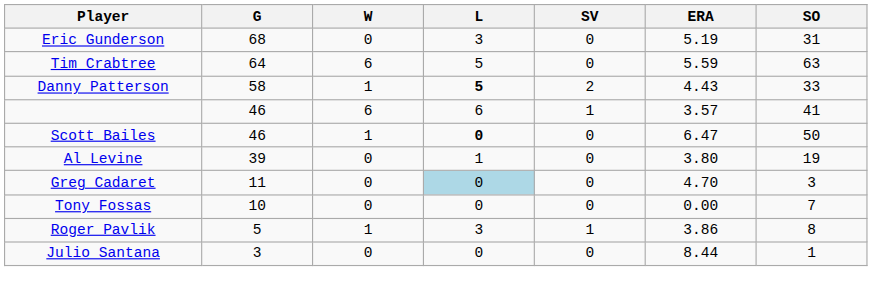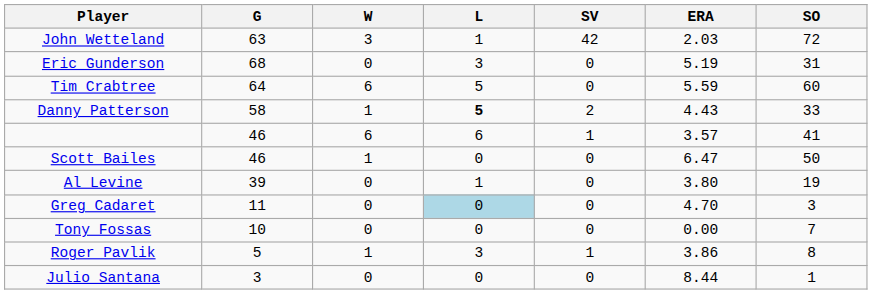+ row: (103, 40)
(812, 64) 63 -> (812, 88) 60
(479, 135) bold -> (479, 159) normal
